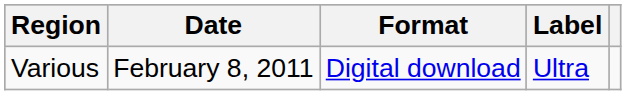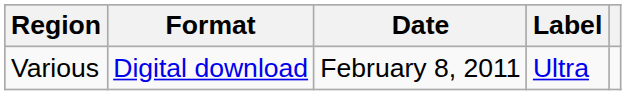columns swapped: (213, 25) <-> (423, 25)
